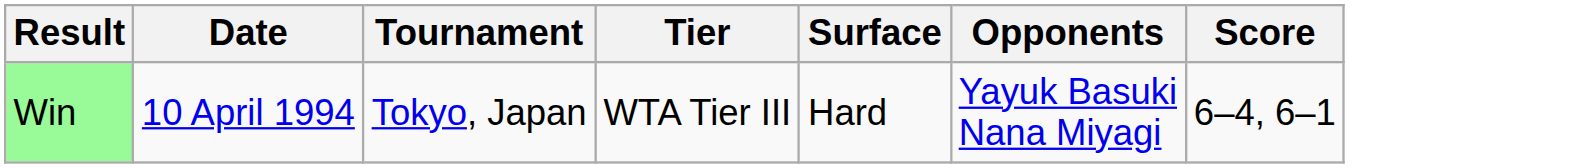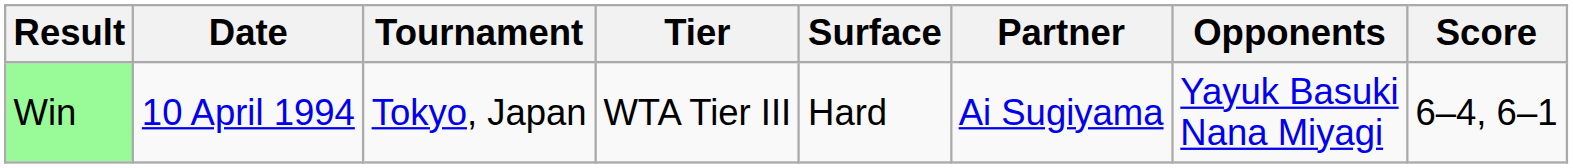+ column: (1061, 33)
